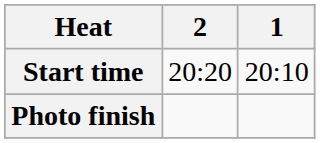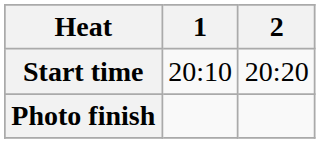columns swapped: (277, 26) <-> (200, 26)
